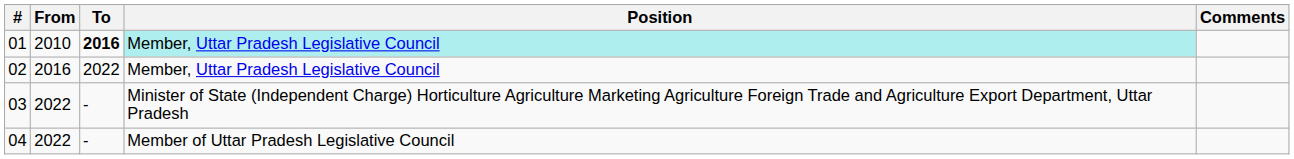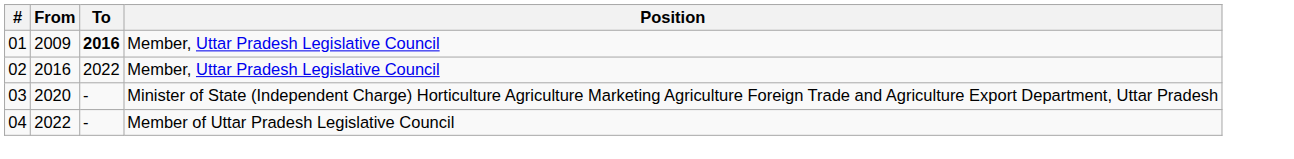- column: (1243, 17)
(53, 43) 2010 -> (53, 43) 2009
(283, 43) paleturquoise background -> (283, 43) no background
(53, 105) 2022 -> (53, 95) 2020
